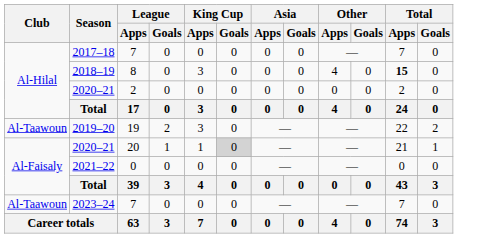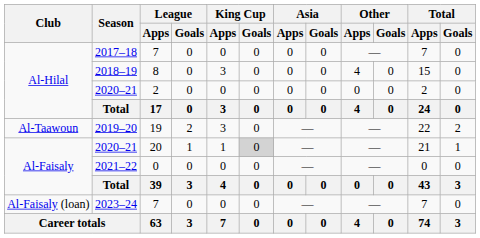(402, 71) bold -> (424, 71) normal
(37, 204) Al-Taawoun -> (48, 204) Al-Faisaly (loan)
